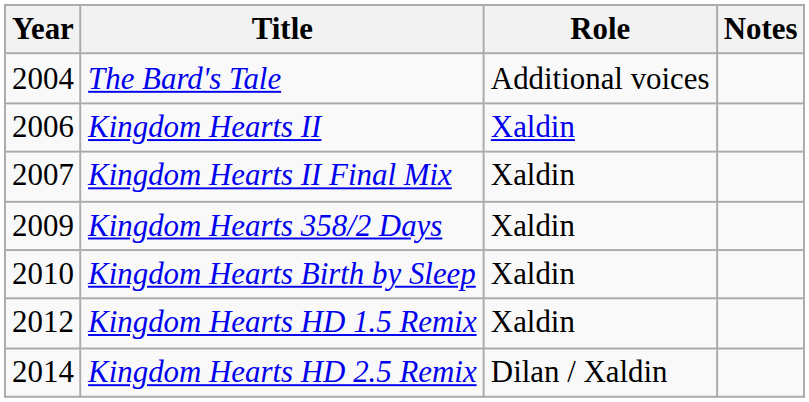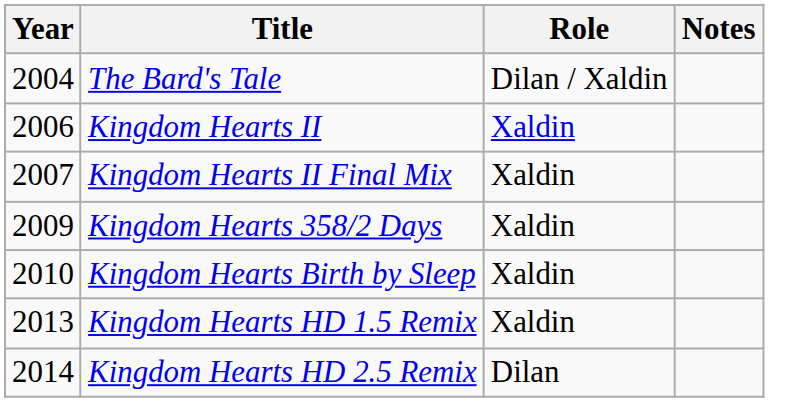(600, 77) Additional voices -> (579, 77) Dilan / Xaldin
(43, 322) 2012 -> (43, 322) 2013
(579, 371) Dilan / Xaldin -> (525, 371) Dilan
